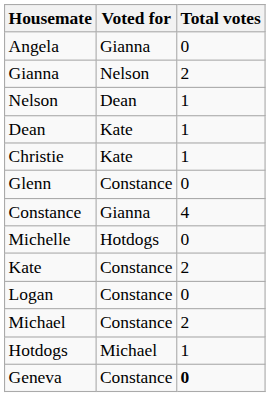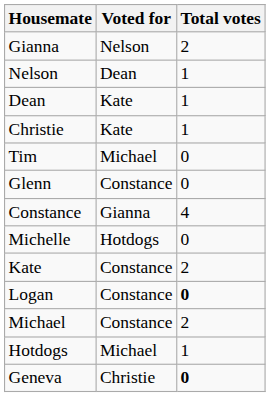- row: (34, 45)
+ row: (23, 156)
(185, 294) normal -> (185, 294) bold
(136, 377) Constance -> (128, 377) Christie
